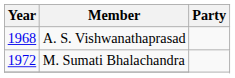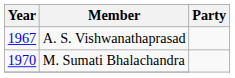(22, 38) 1968 -> (22, 38) 1967
(22, 60) 1972 -> (22, 60) 1970
